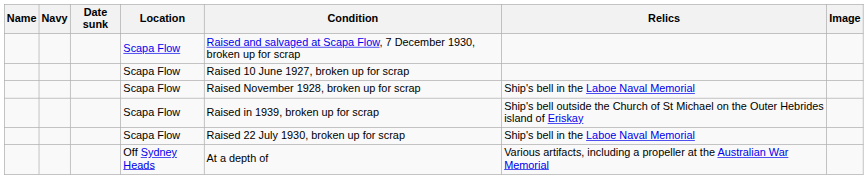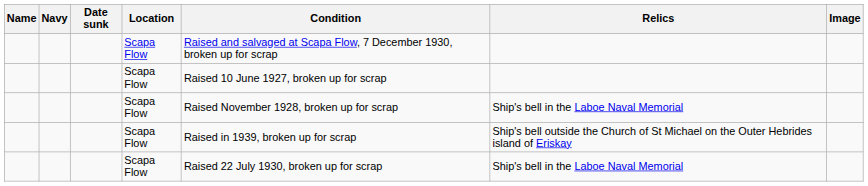- row: (22, 159)
